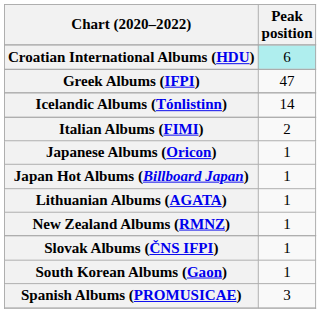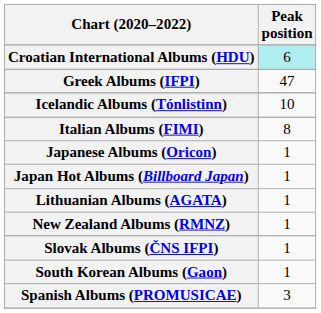(287, 104) 14 -> (287, 104) 10
(287, 128) 2 -> (287, 128) 8
